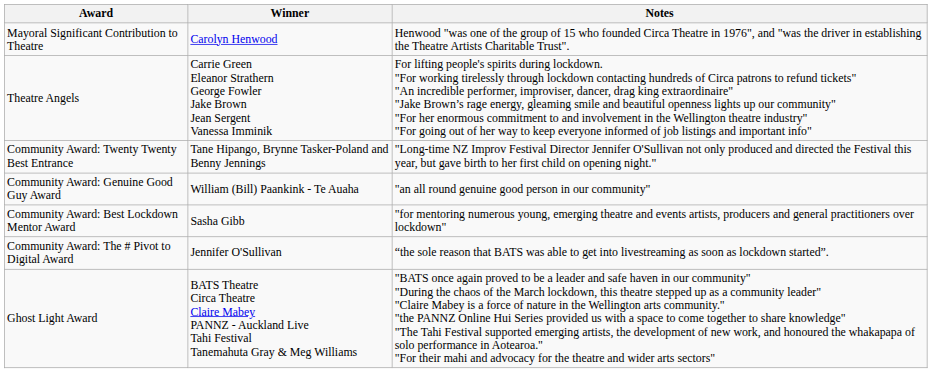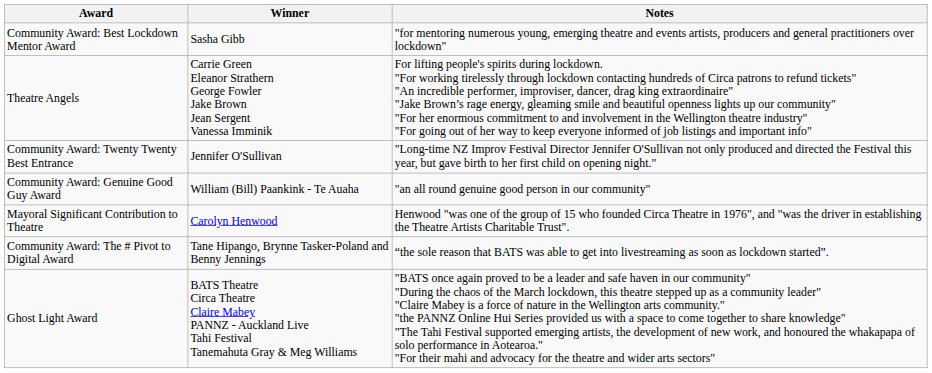rows swapped: (92, 39) <-> (93, 220)
(289, 156) Tane Hipango, Brynne Tasker-Poland and Benny Jennings -> (236, 156) Jennifer O'Sullivan
(236, 253) Jennifer O'Sullivan -> (289, 253) Tane Hipango, Brynne Tasker-Poland and Benny Jennings
